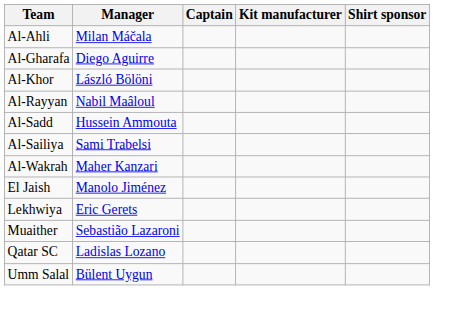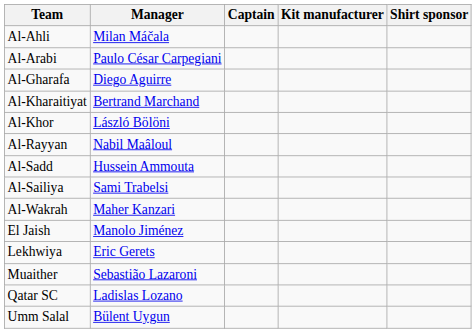+ row: (32, 58)
+ row: (47, 101)
